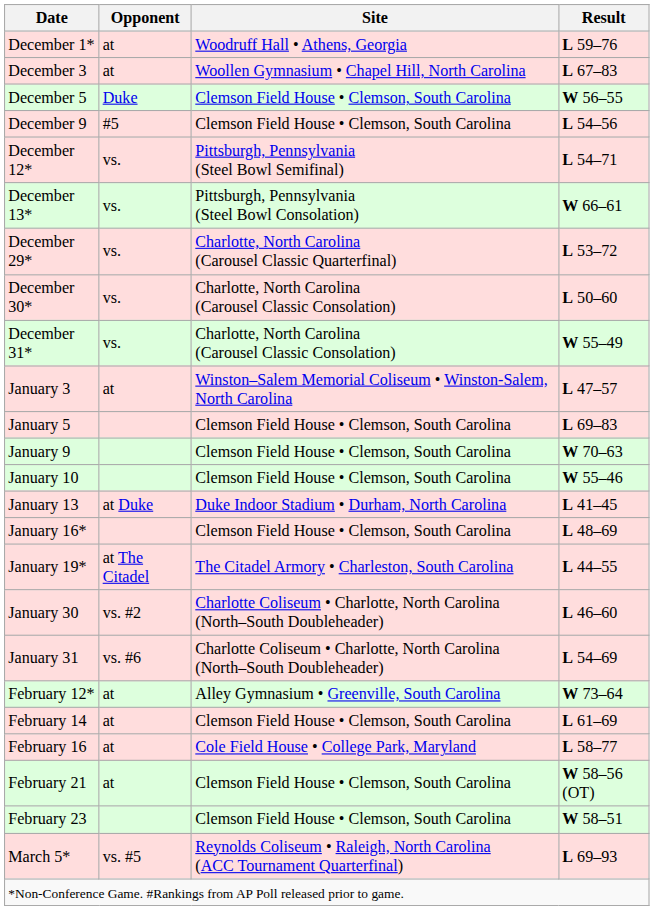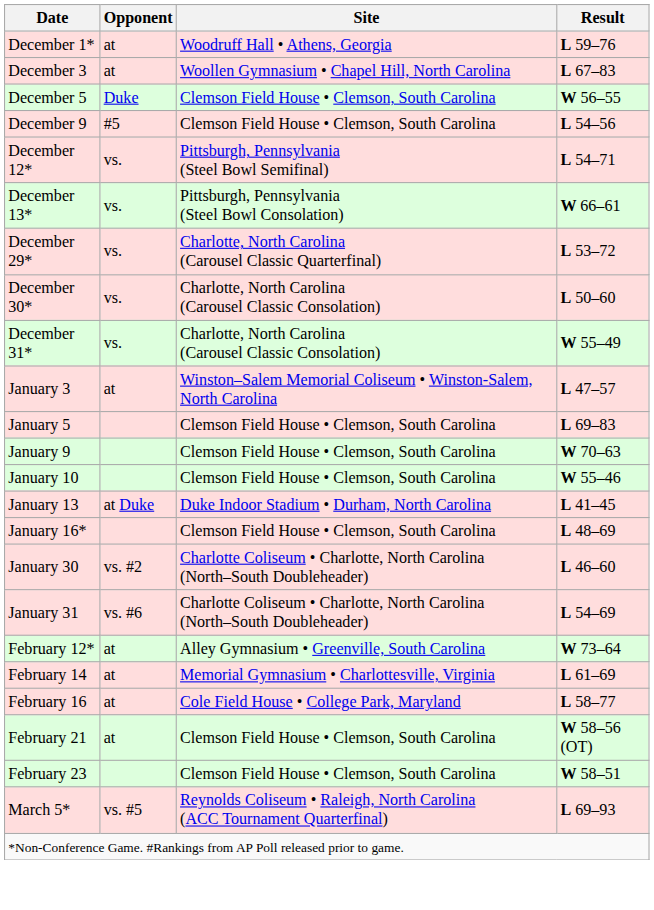- row: (47, 567)
(353, 721) Clemson Field House • Clemson, South Carolina -> (337, 675) Memorial Gymnasium • Charlottesville, Virginia
